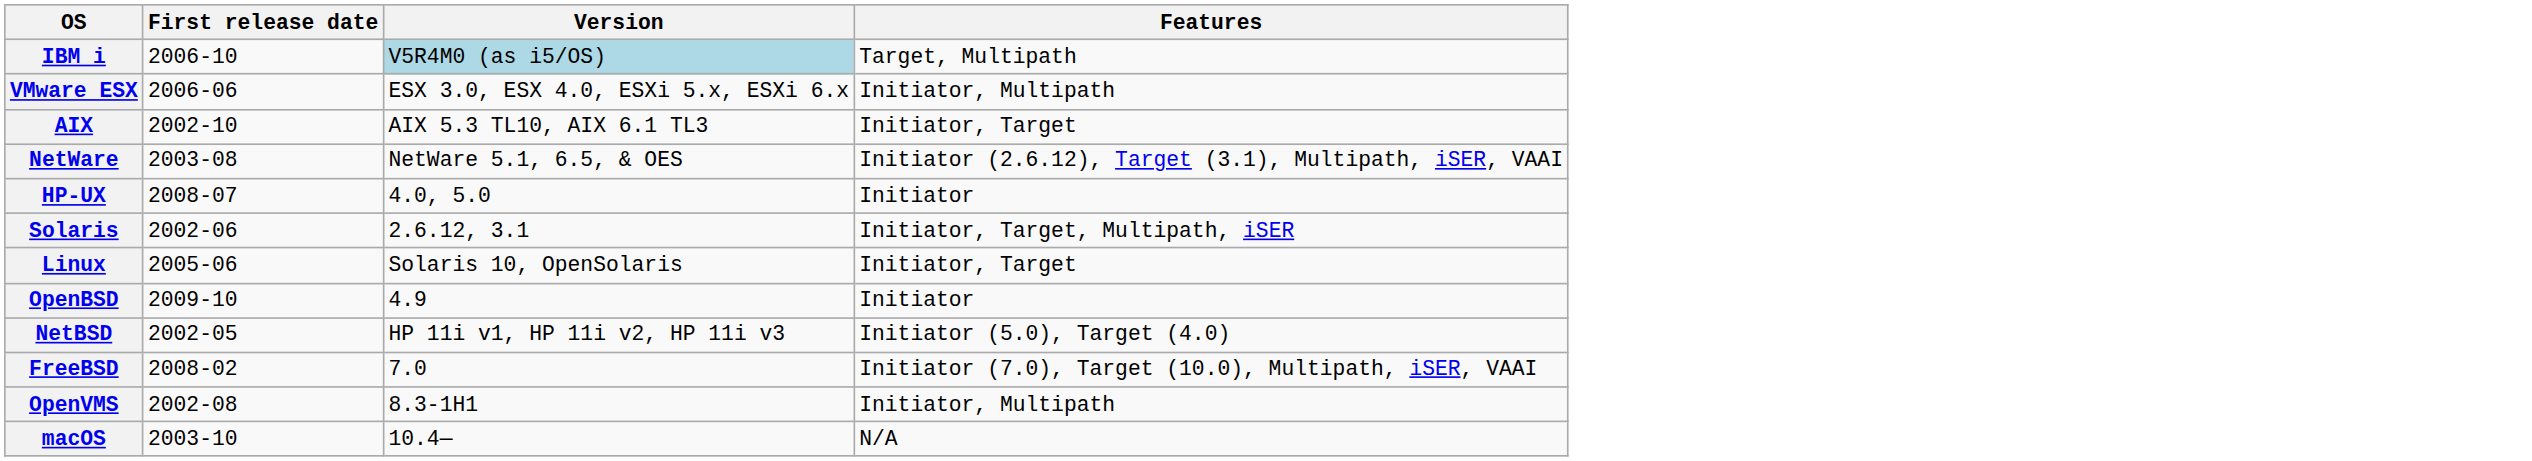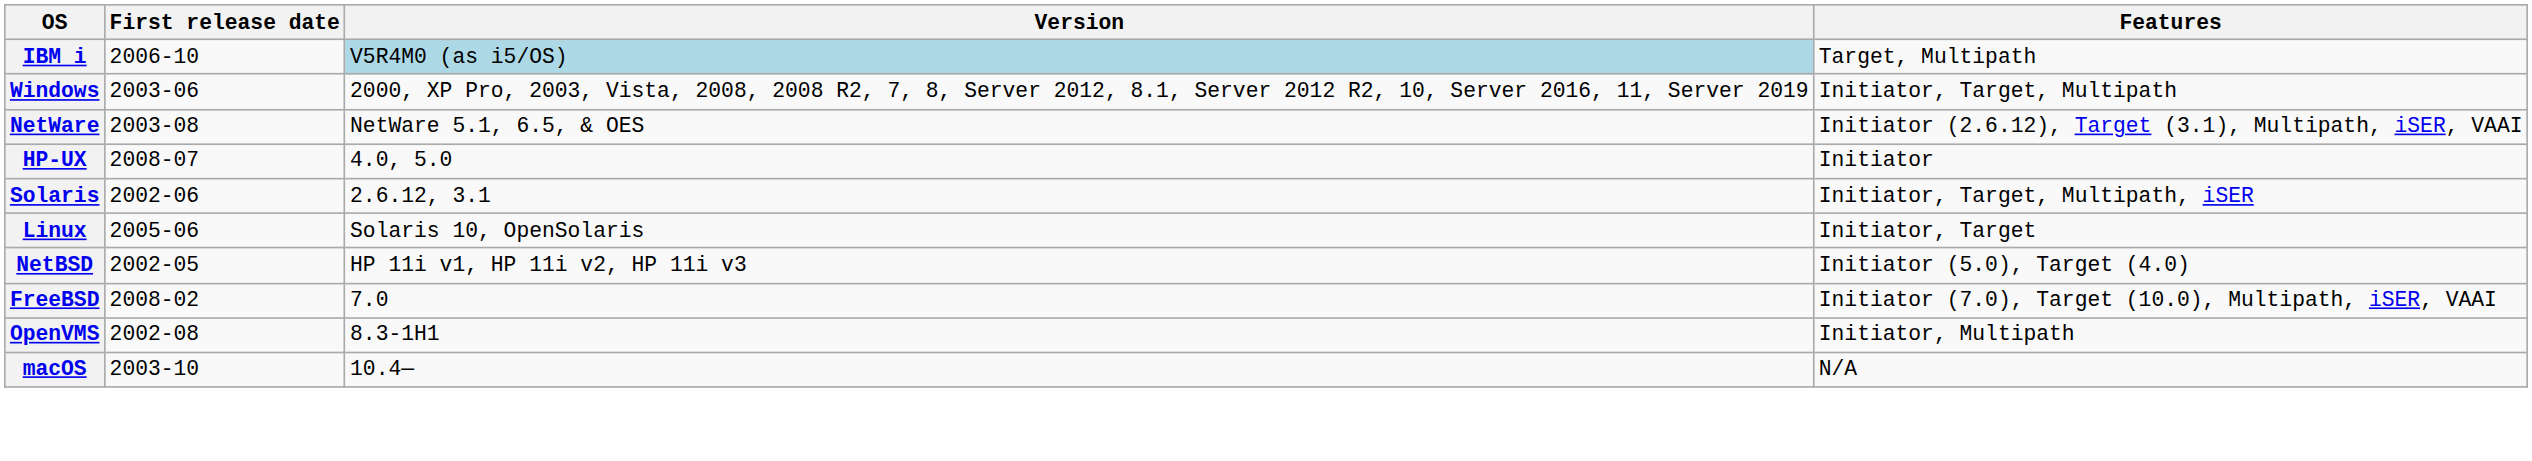- row: (74, 92)
- row: (74, 126)
+ row: (55, 92)
- row: (74, 300)
